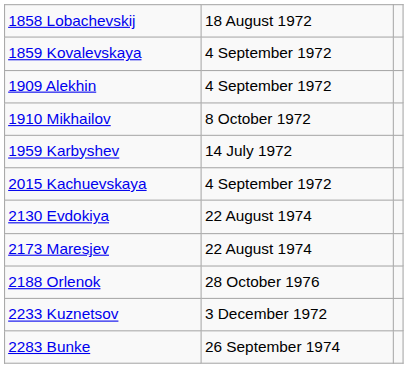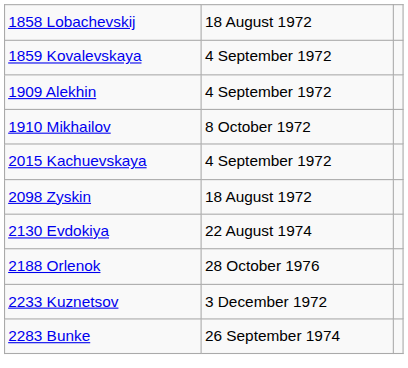- row: (64, 151)
+ row: (50, 196)
- row: (59, 249)
